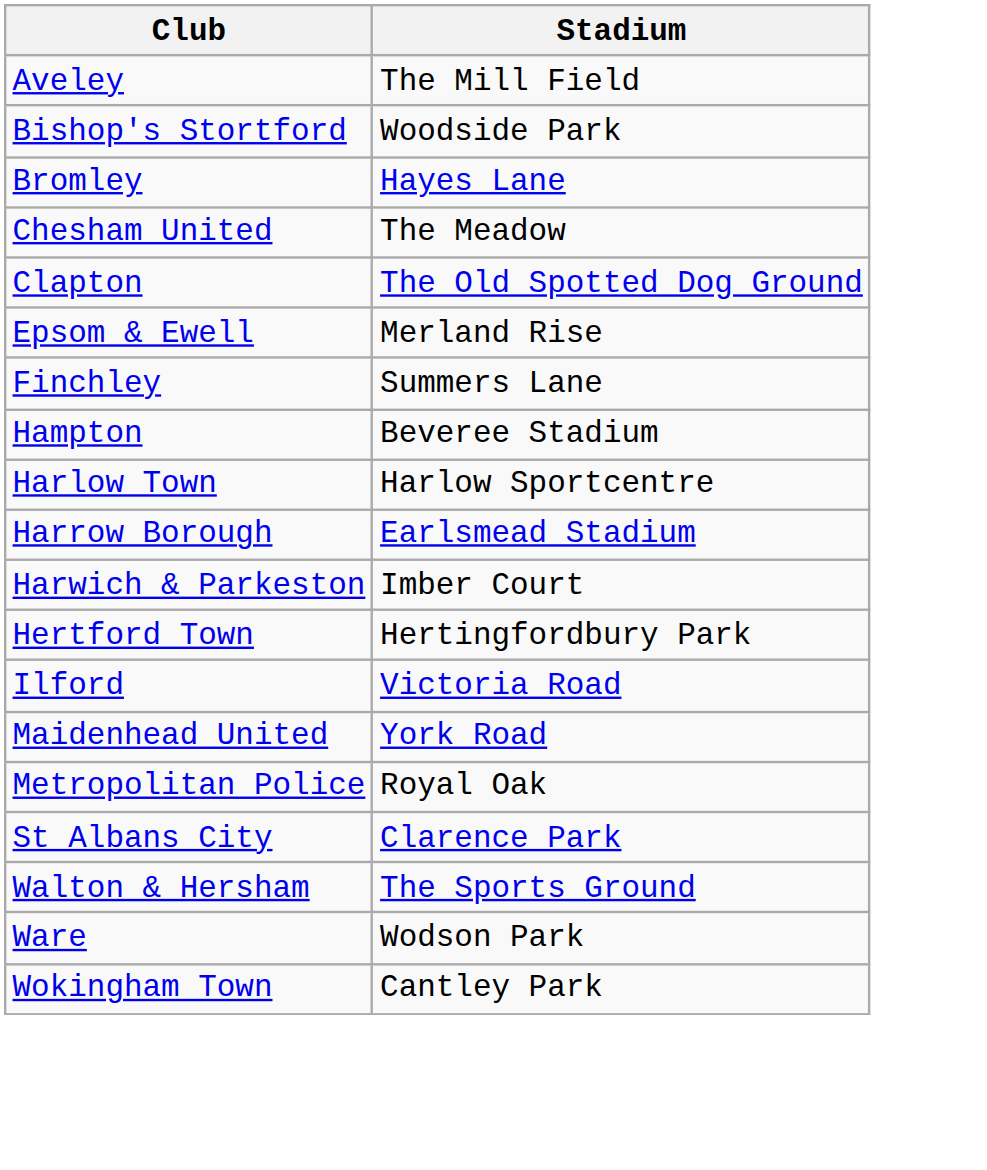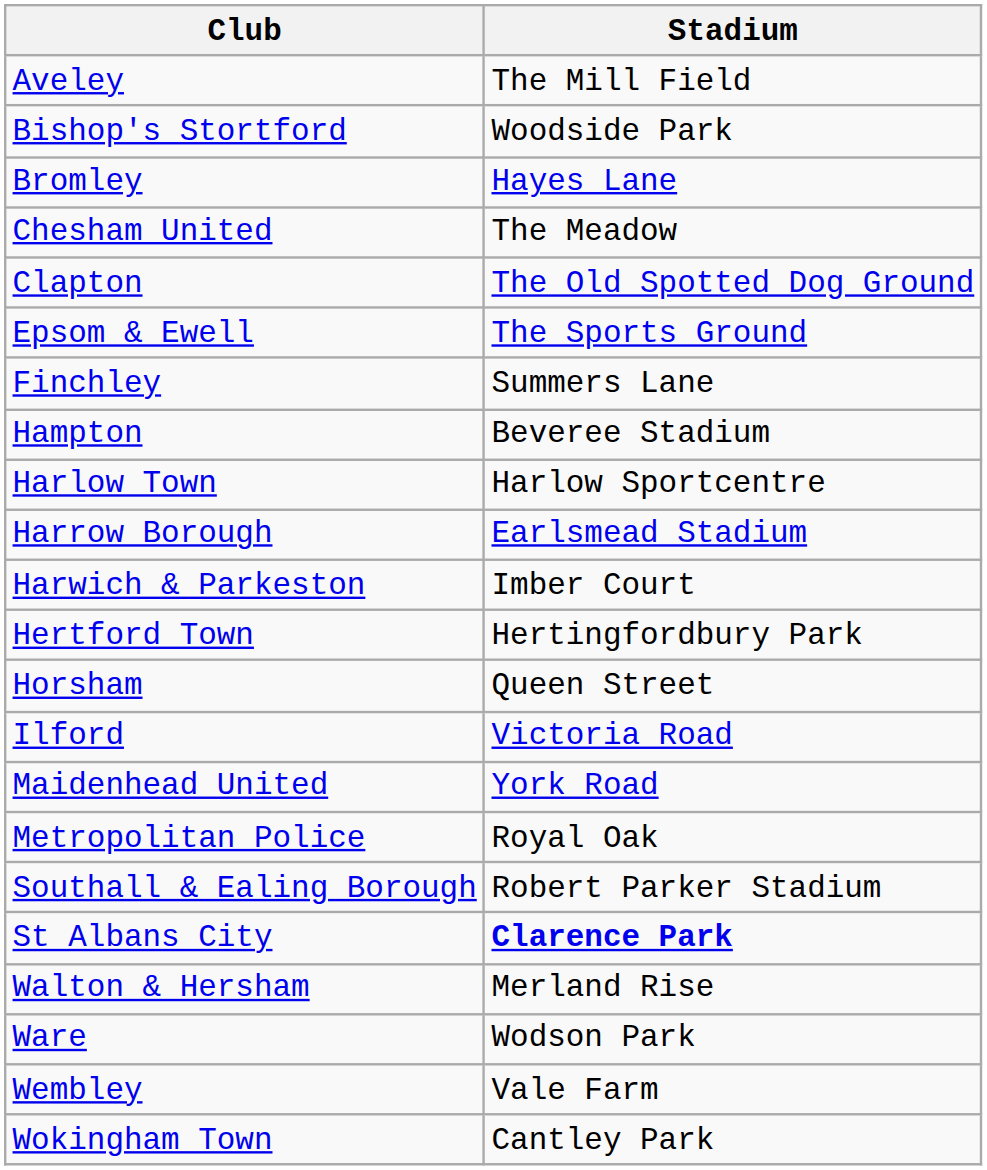(491, 333) Merland Rise -> (649, 333) The Sports Ground
+ row: (78, 686)
+ row: (245, 888)
(501, 837) normal -> (612, 938) bold
(538, 888) The Sports Ground -> (603, 989) Merland Rise
+ row: (78, 1089)
